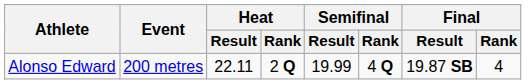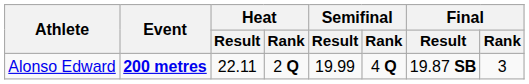(163, 67) normal -> (165, 67) bold
(499, 67) 4 -> (502, 67) 3
